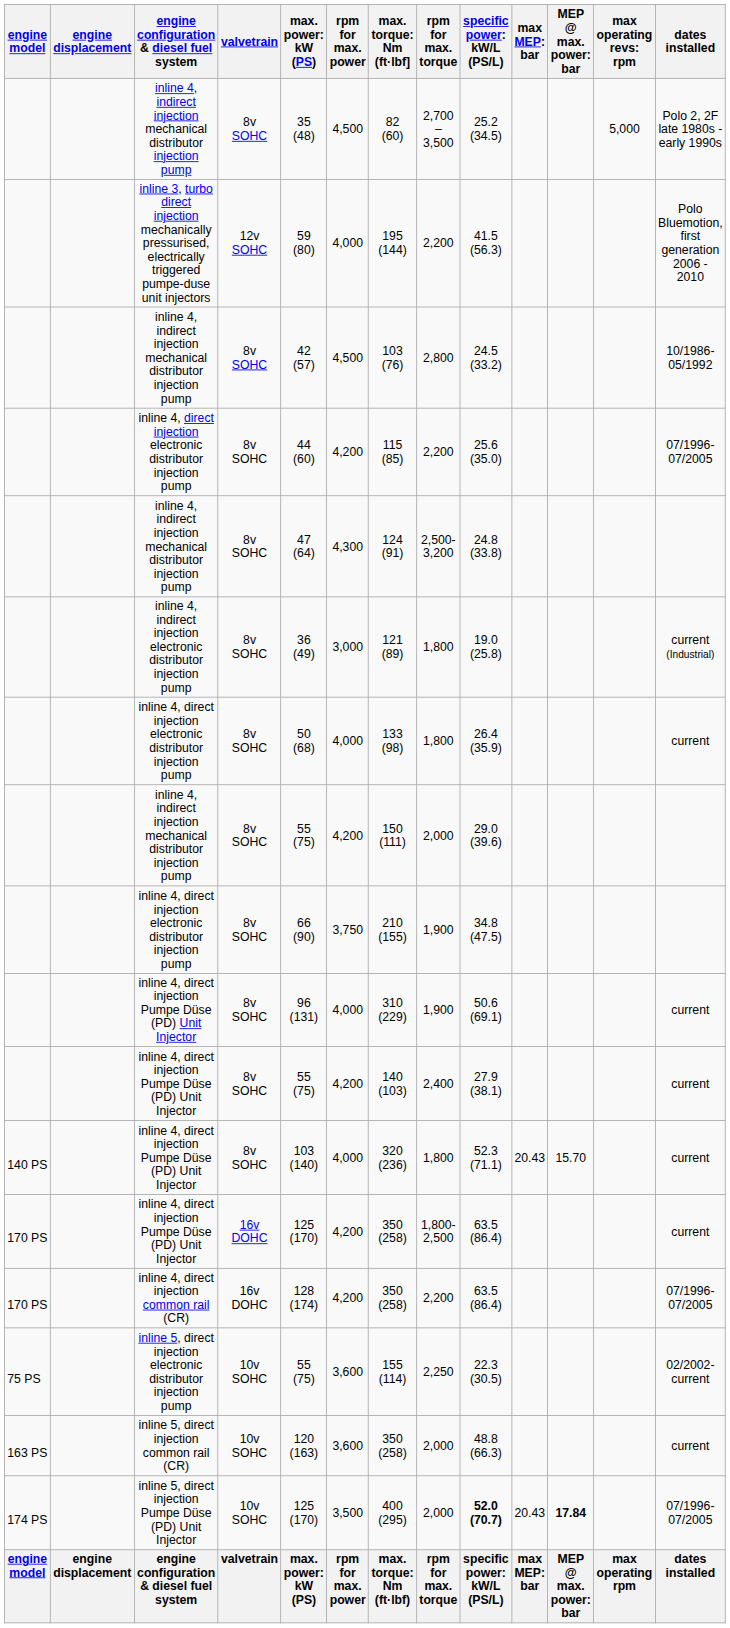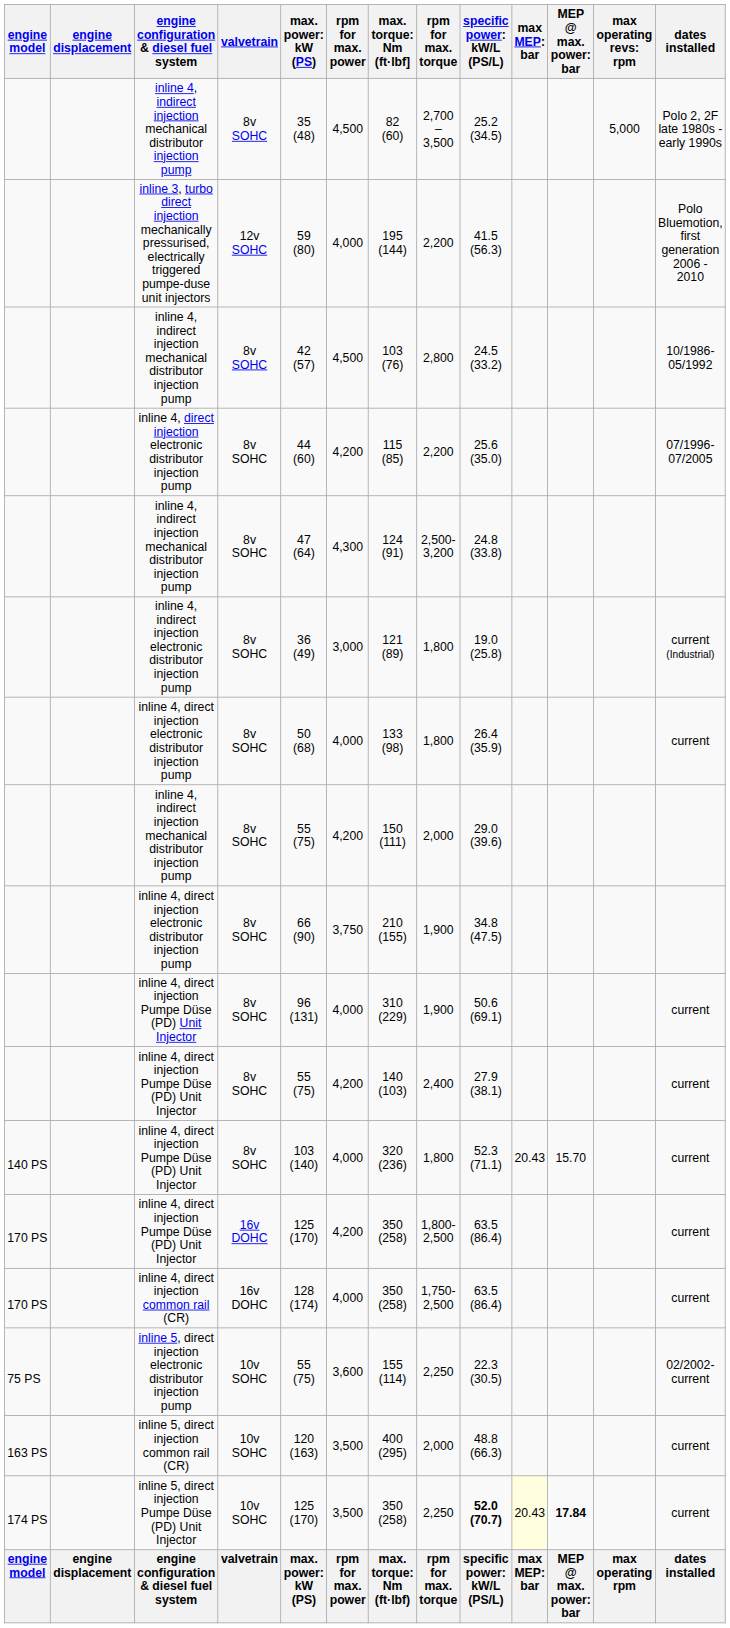(348, 1298) 4,200 -> (348, 1298) 4,000
(438, 1298) 2,200 -> (438, 1298) 1,750- 2,500
(690, 1298) 07/1996- 07/2005 -> (690, 1298) current
(348, 1446) 3,600 -> (348, 1446) 3,500
(392, 1446) 350 (258) -> (392, 1446) 400 (295)
(392, 1513) 400 (295) -> (392, 1513) 350 (258)
(438, 1513) 2,000 -> (438, 1513) 2,250
(530, 1513) no background -> (530, 1513) lightyellow background
(690, 1513) 07/1996- 07/2005 -> (690, 1513) current
